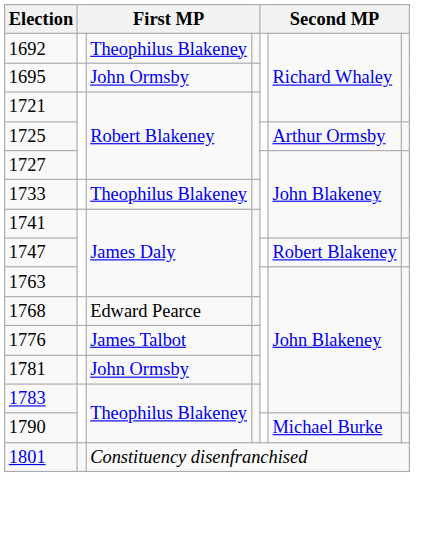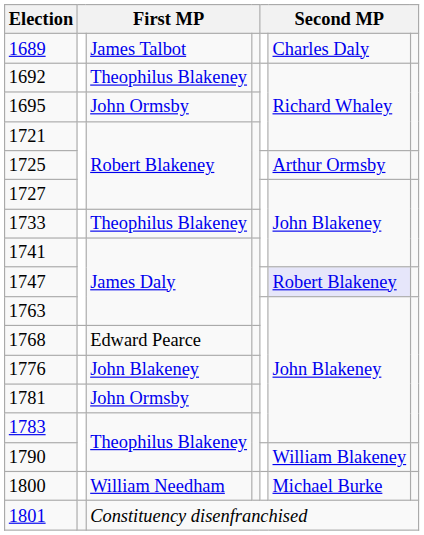+ row: (27, 48)
(335, 252) no background -> (335, 281) lavender background
(138, 340) James Talbot -> (145, 369) John Blakeney
(327, 427) Michael Burke -> (339, 456) William Blakeney
+ row: (27, 485)
